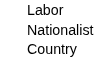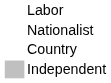+ row: (67, 69)
